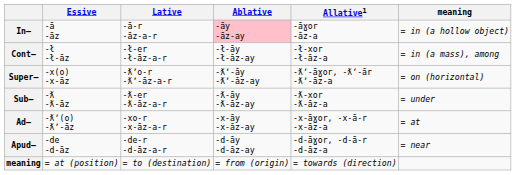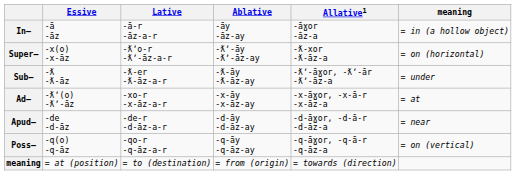(230, 31) pink background -> (230, 31) no background
- row: (24, 54)
(333, 77) -ƛʼ-āɣor, -ƛʼ-ār -ƛʼ-āz-a -> (310, 54) -ƛ-xor -ƛ-āz-a
(310, 100) -ƛ-xor -ƛ-āz-a -> (333, 77) -ƛʼ-āɣor, -ƛʼ-ār -ƛʼ-āz-a
+ row: (24, 145)
